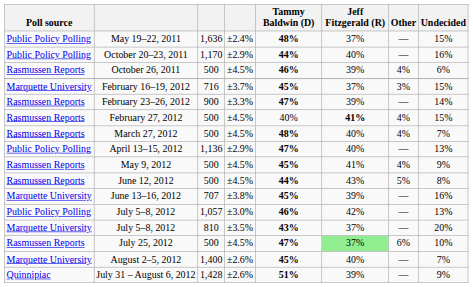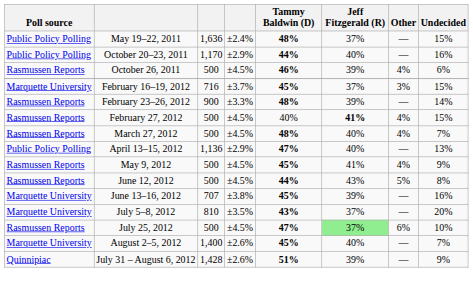(289, 102) 47% -> (289, 102) 48%
- row: (146, 212)
